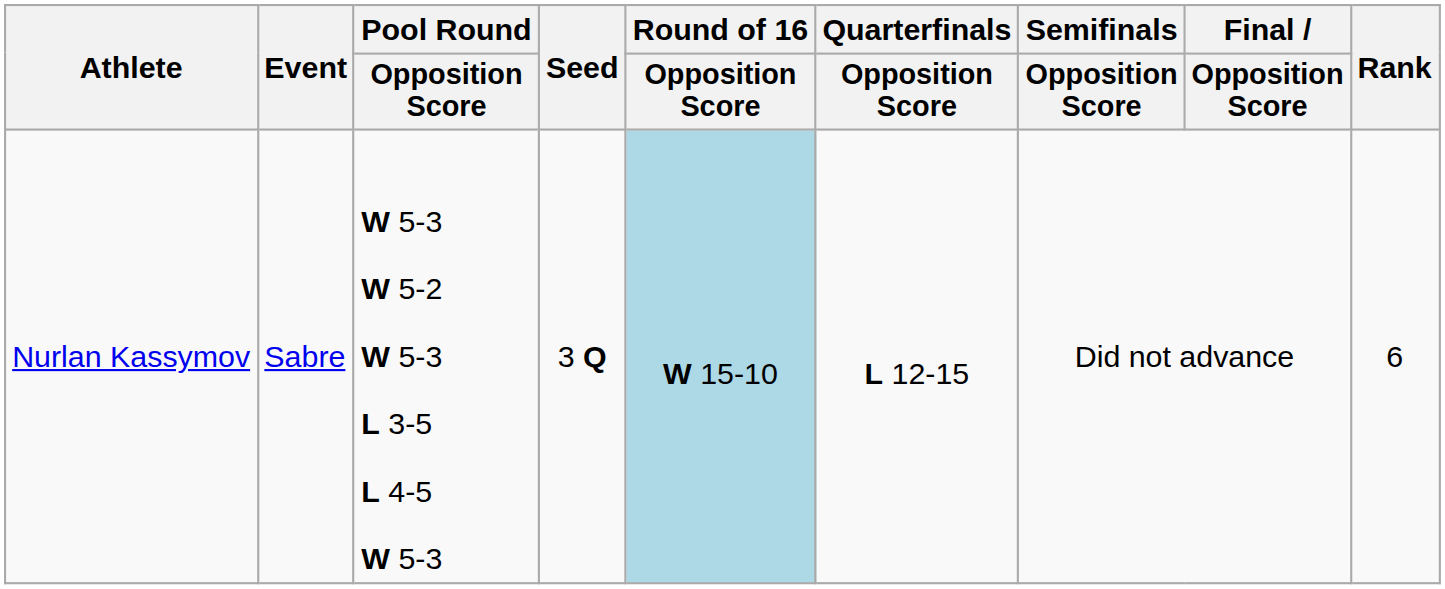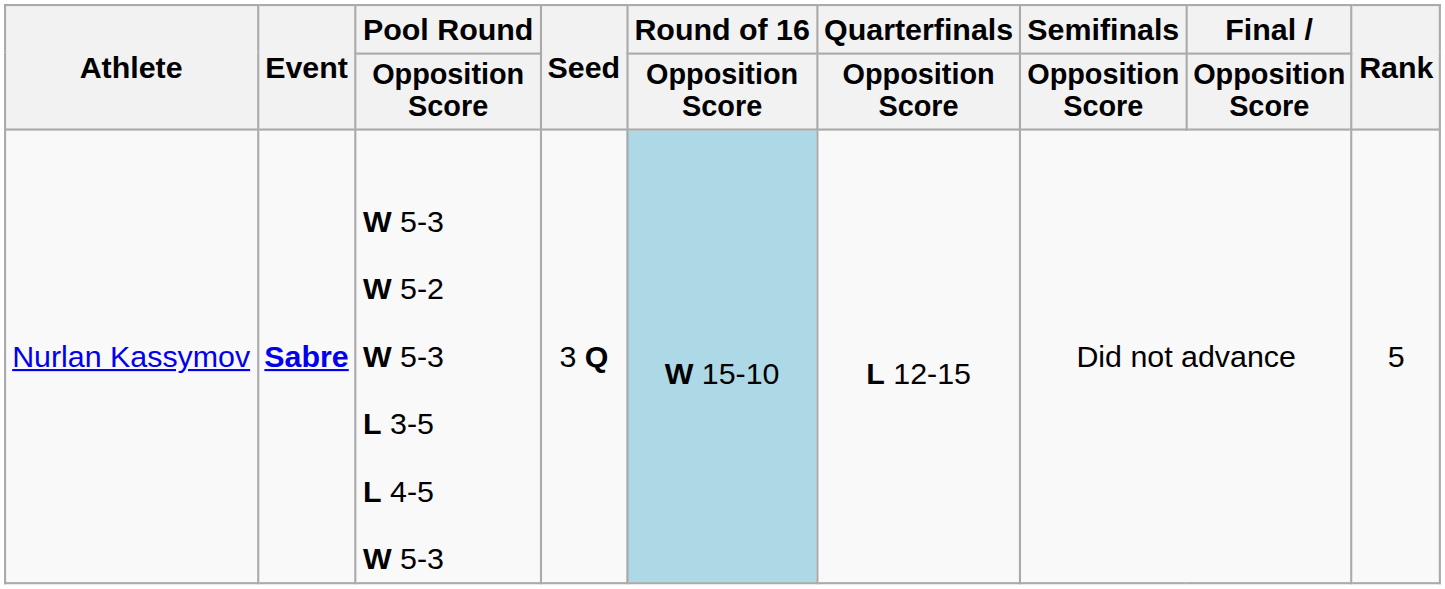(305, 357) normal -> (307, 357) bold
(1395, 357) 6 -> (1396, 357) 5
